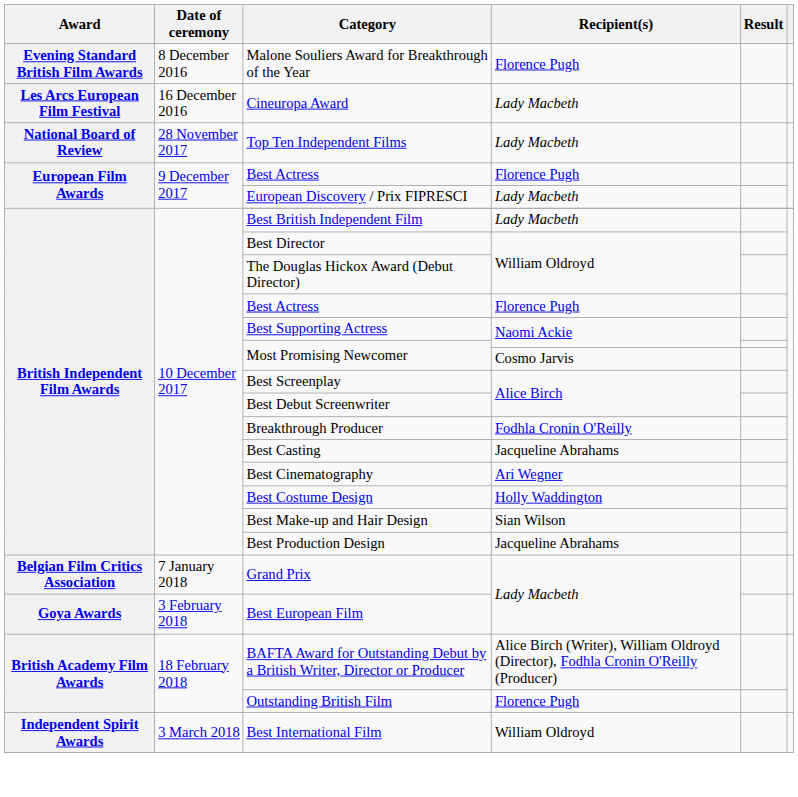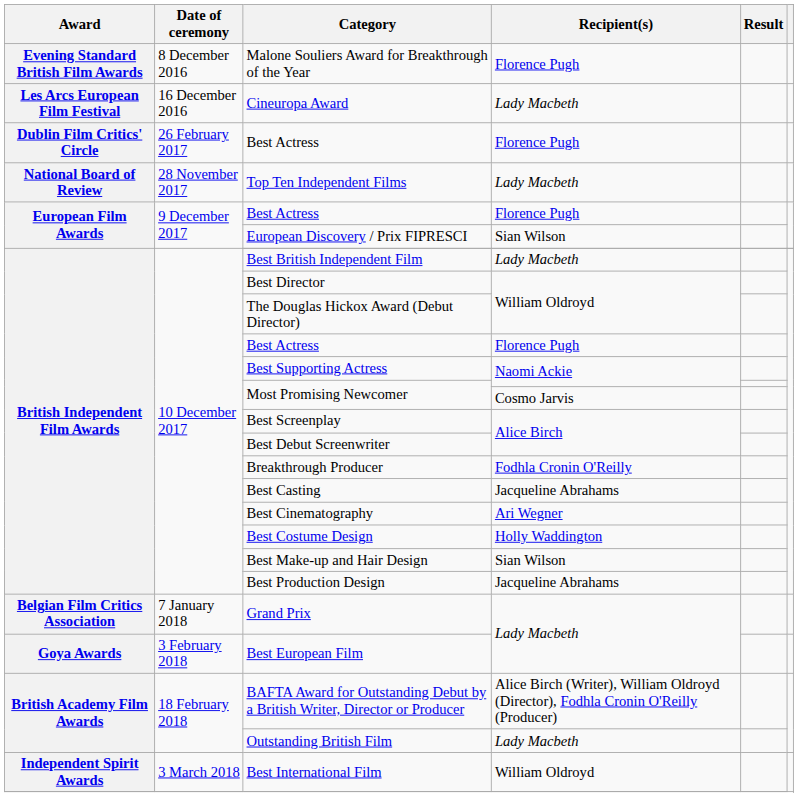+ row: (80, 142)
(537, 197) Lady Macbeth -> (530, 236) Sian Wilson
(537, 701) Florence Pugh -> (537, 740) Lady Macbeth
